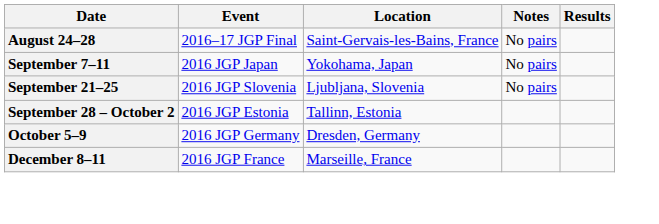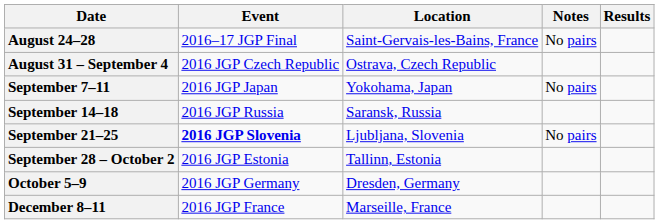+ row: (88, 64)
+ row: (63, 111)
(239, 87) normal -> (241, 135) bold
